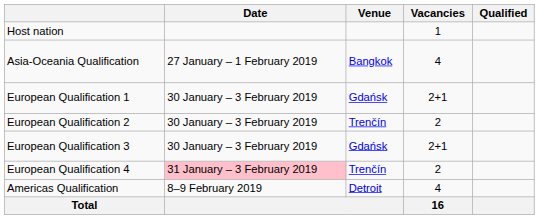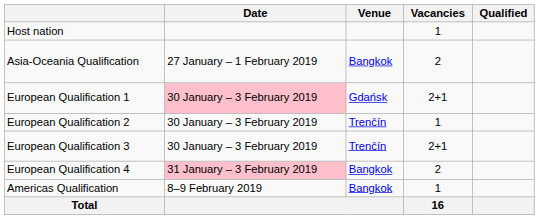(438, 61) 4 -> (438, 61) 2
(242, 98) no background -> (242, 98) pink background
(438, 122) 2 -> (438, 122) 1
(368, 146) Gdańsk -> (367, 146) Trenčín
(367, 170) Trenčín -> (370, 170) Bangkok
(365, 188) Detroit -> (370, 188) Bangkok
(438, 188) 4 -> (438, 188) 1
